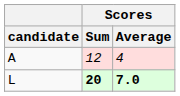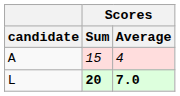(94, 59) 12 -> (94, 59) 15
